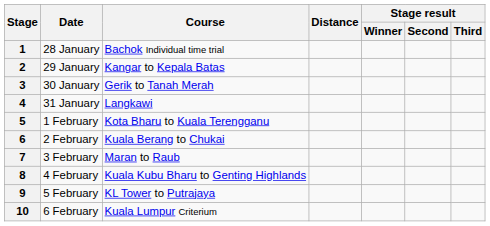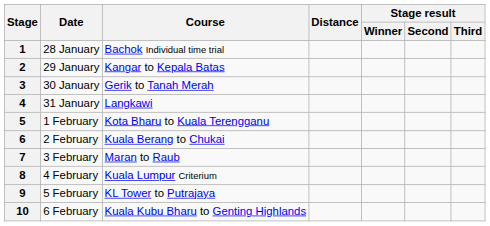(205, 175) Kuala Kubu Bharu to Genting Highlands -> (161, 175) Kuala Lumpur Criterium
(161, 211) Kuala Lumpur Criterium -> (205, 211) Kuala Kubu Bharu to Genting Highlands
